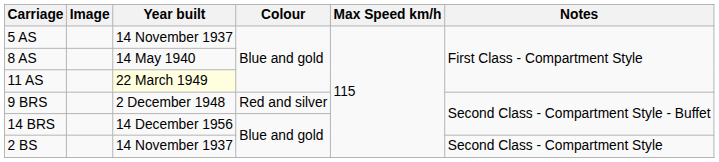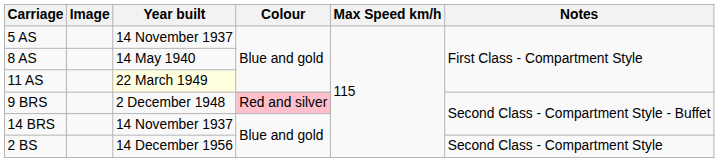(283, 102) no background -> (283, 102) pink background
(174, 124) 14 December 1956 -> (174, 124) 14 November 1937
(174, 146) 14 November 1937 -> (174, 146) 14 December 1956
